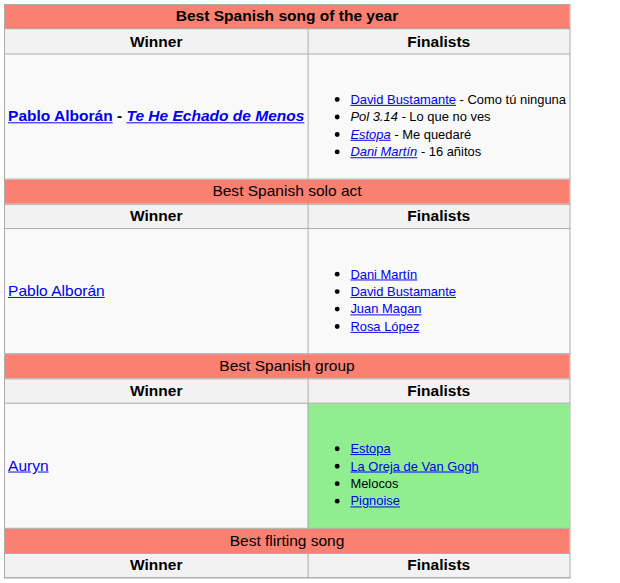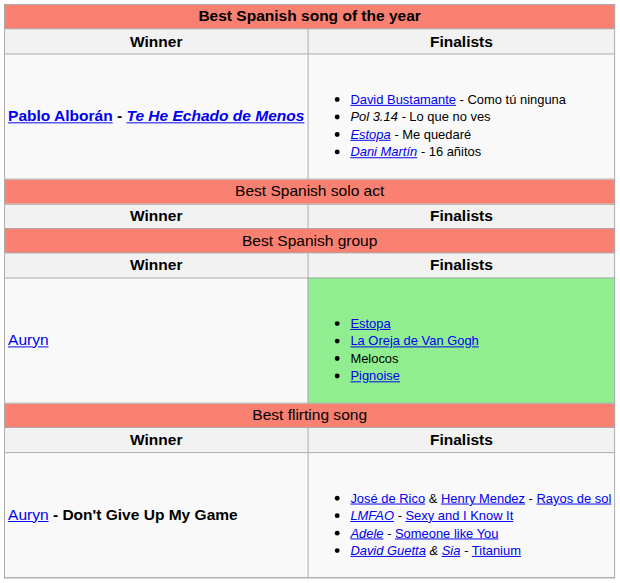- row: (56, 291)
+ row: (123, 515)
